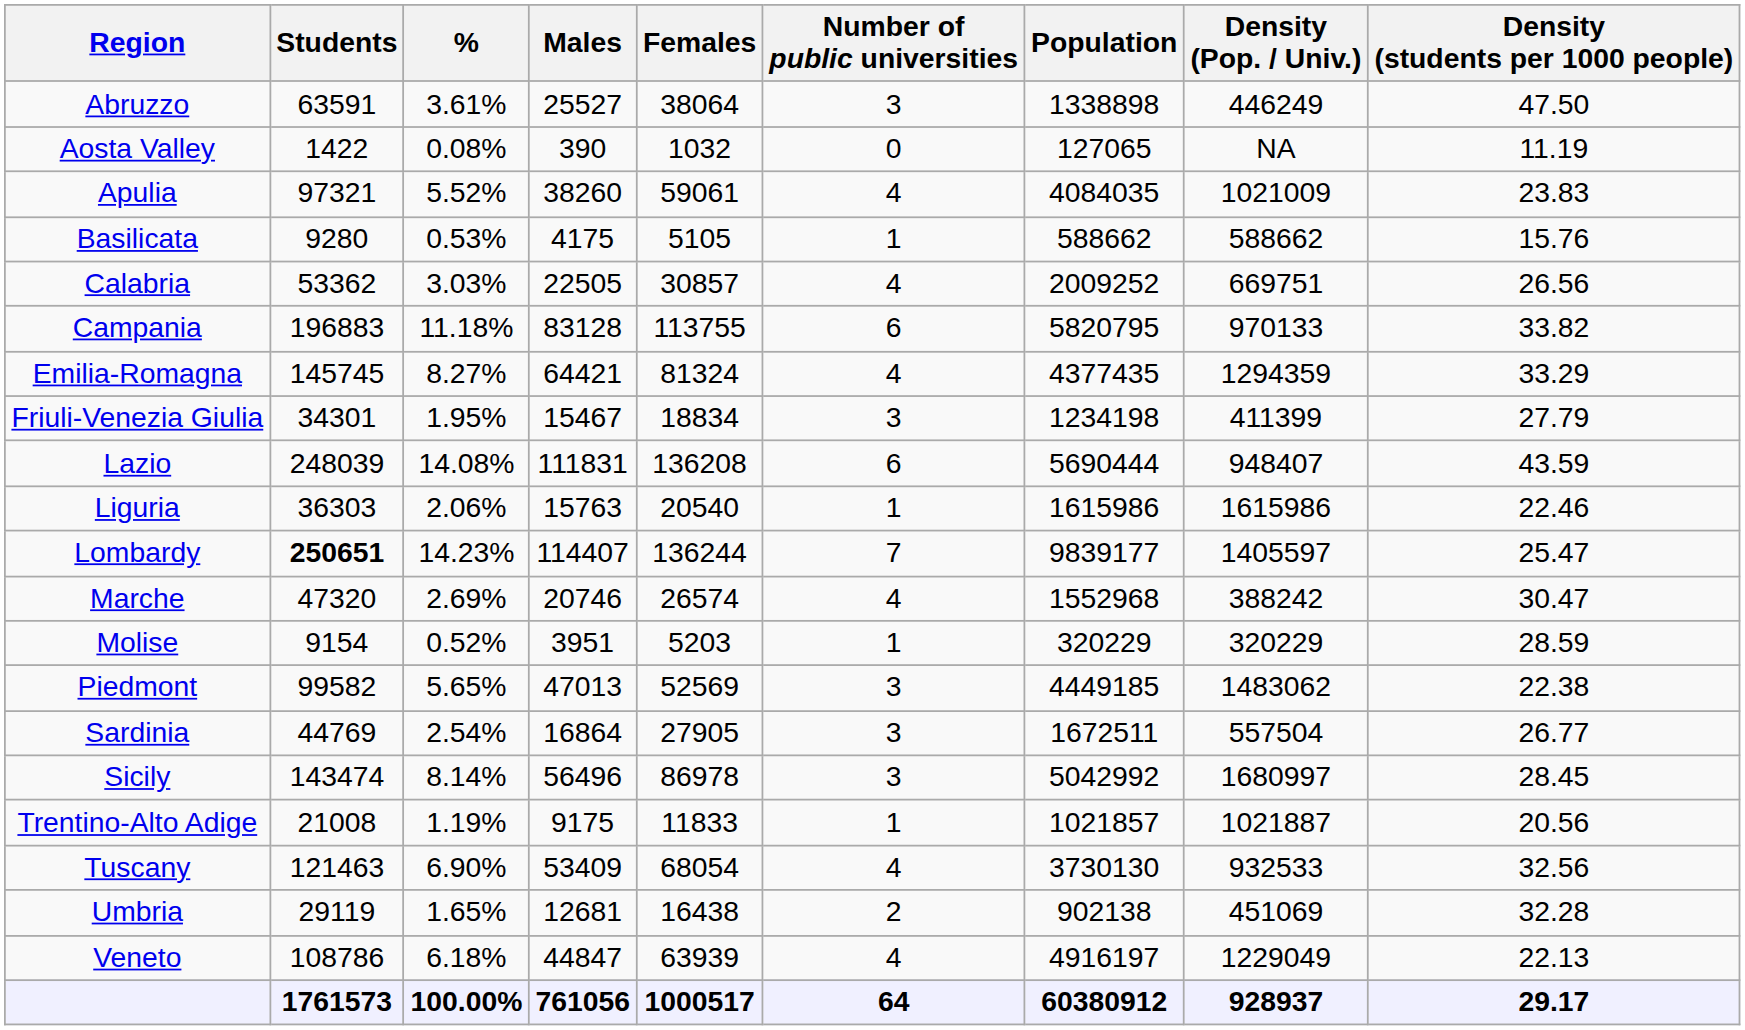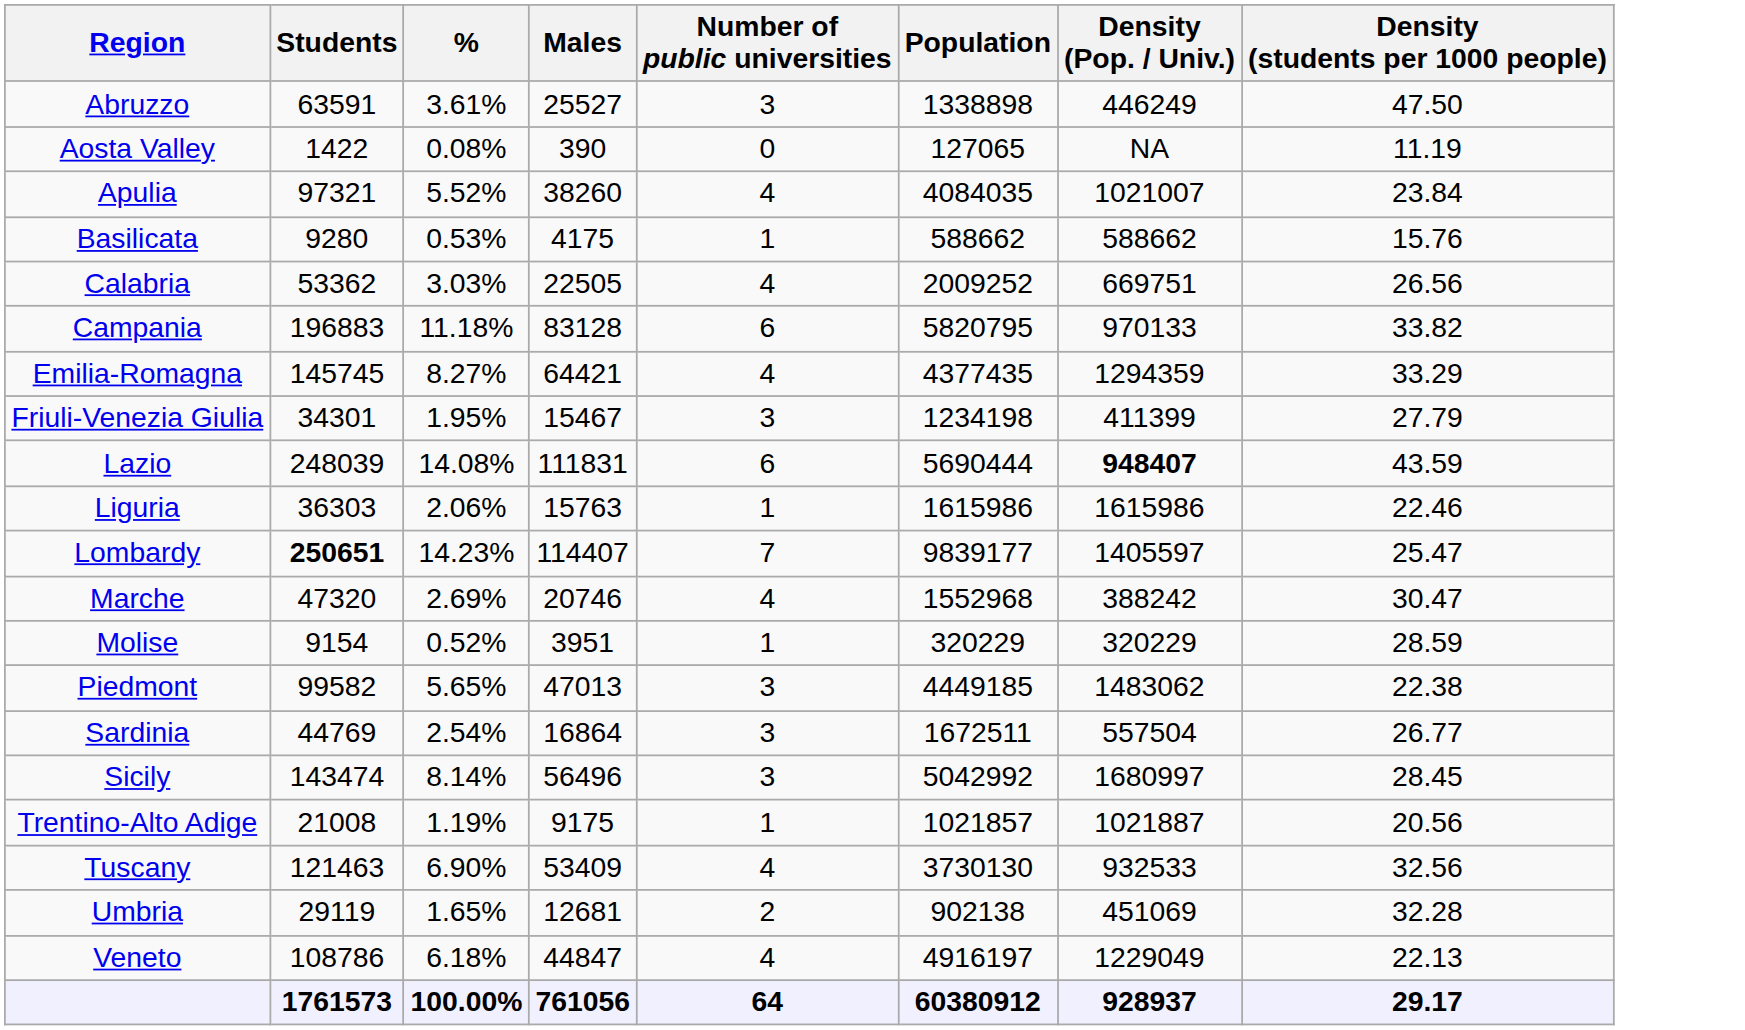- column: (700, 42)
(1276, 193) 1021009 -> (1149, 193) 1021007
(1554, 193) 23.83 -> (1427, 193) 23.84
(1276, 463) normal -> (1149, 463) bold
